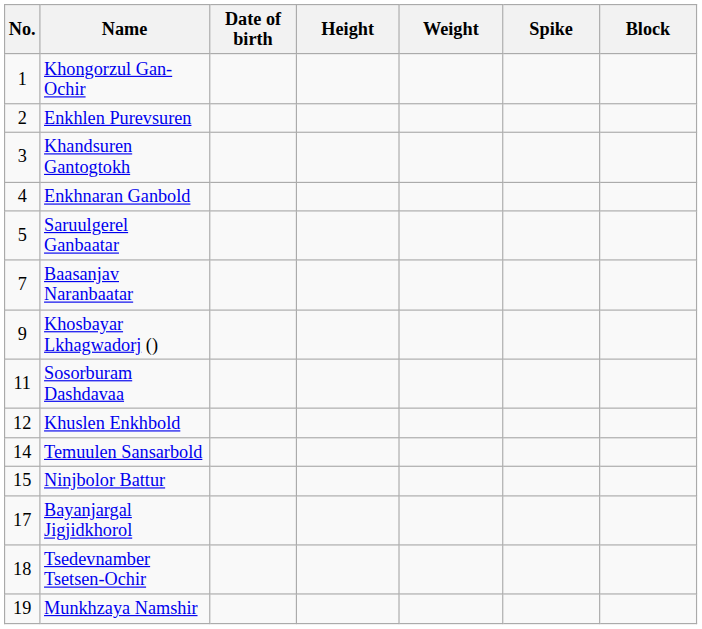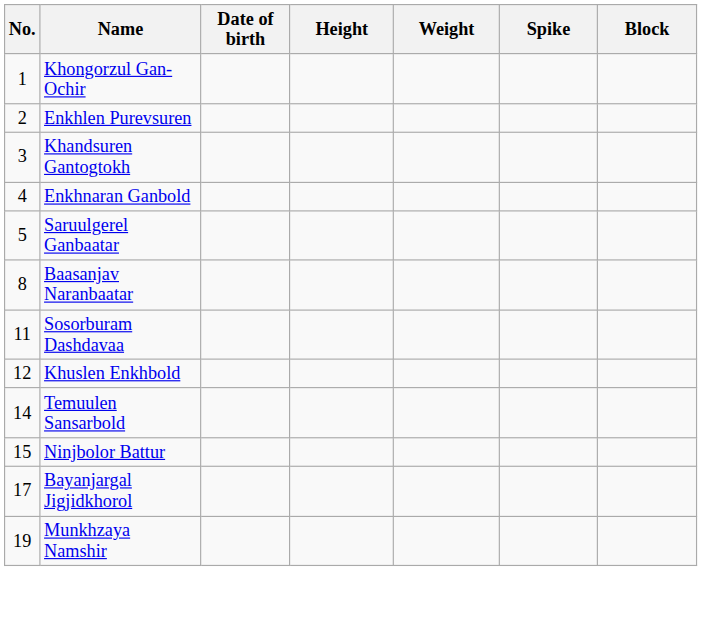(22, 284) 7 -> (22, 284) 8
- row: (101, 334)
- row: (97, 569)
